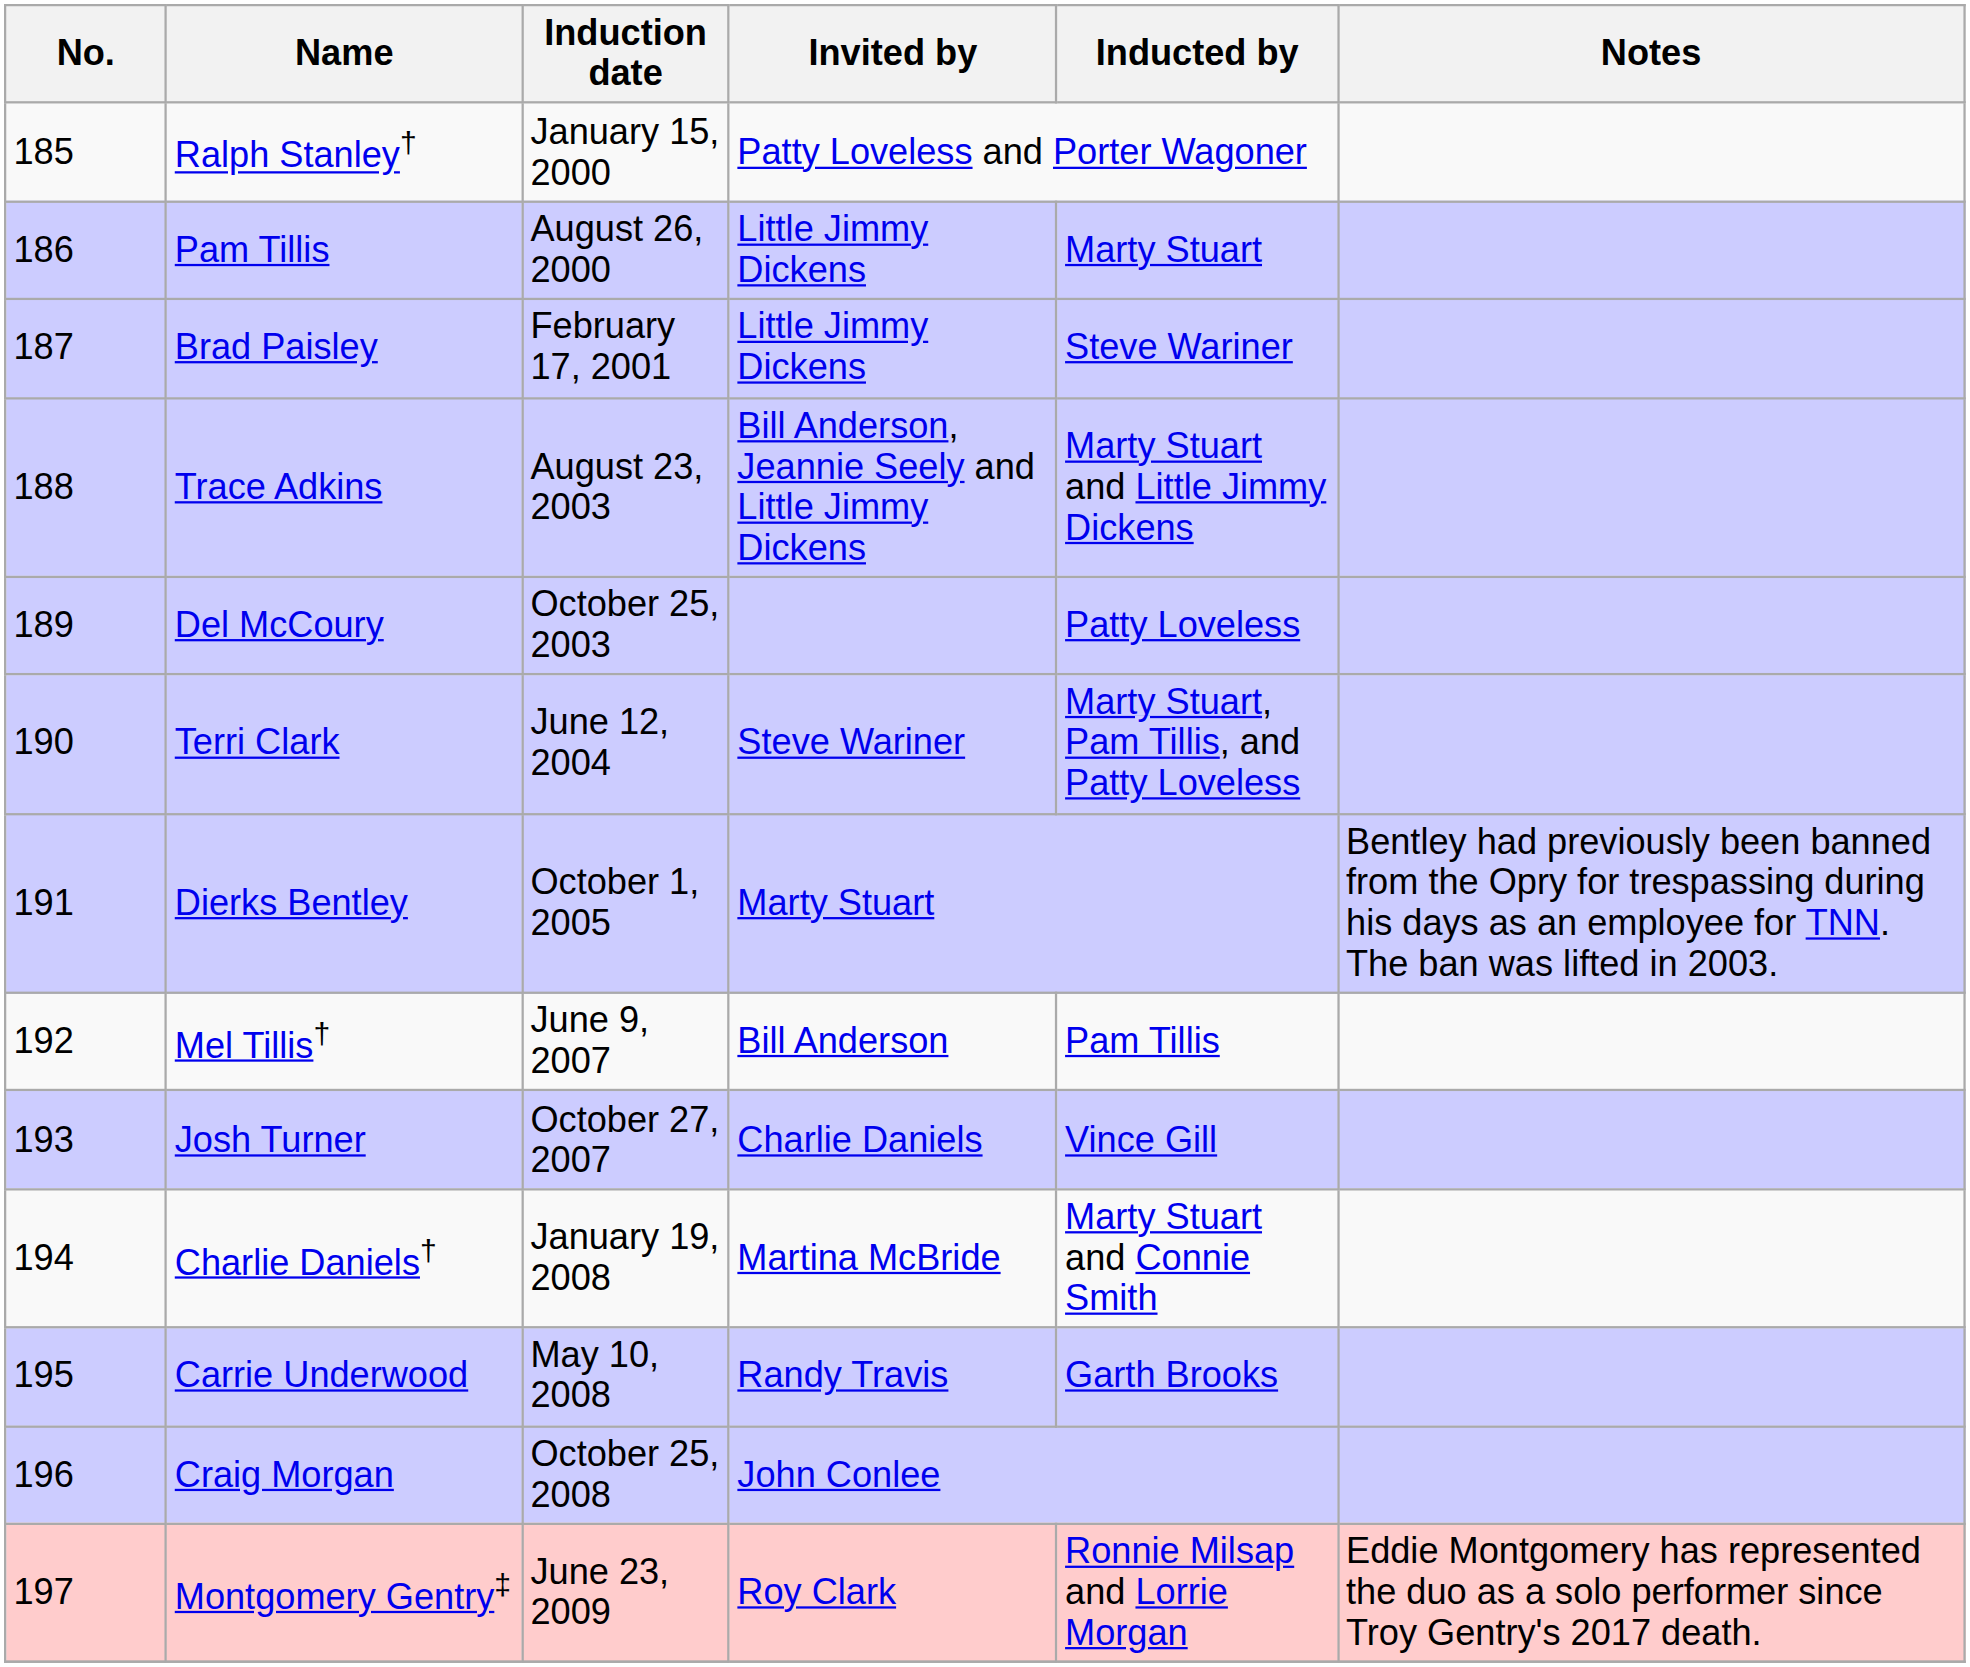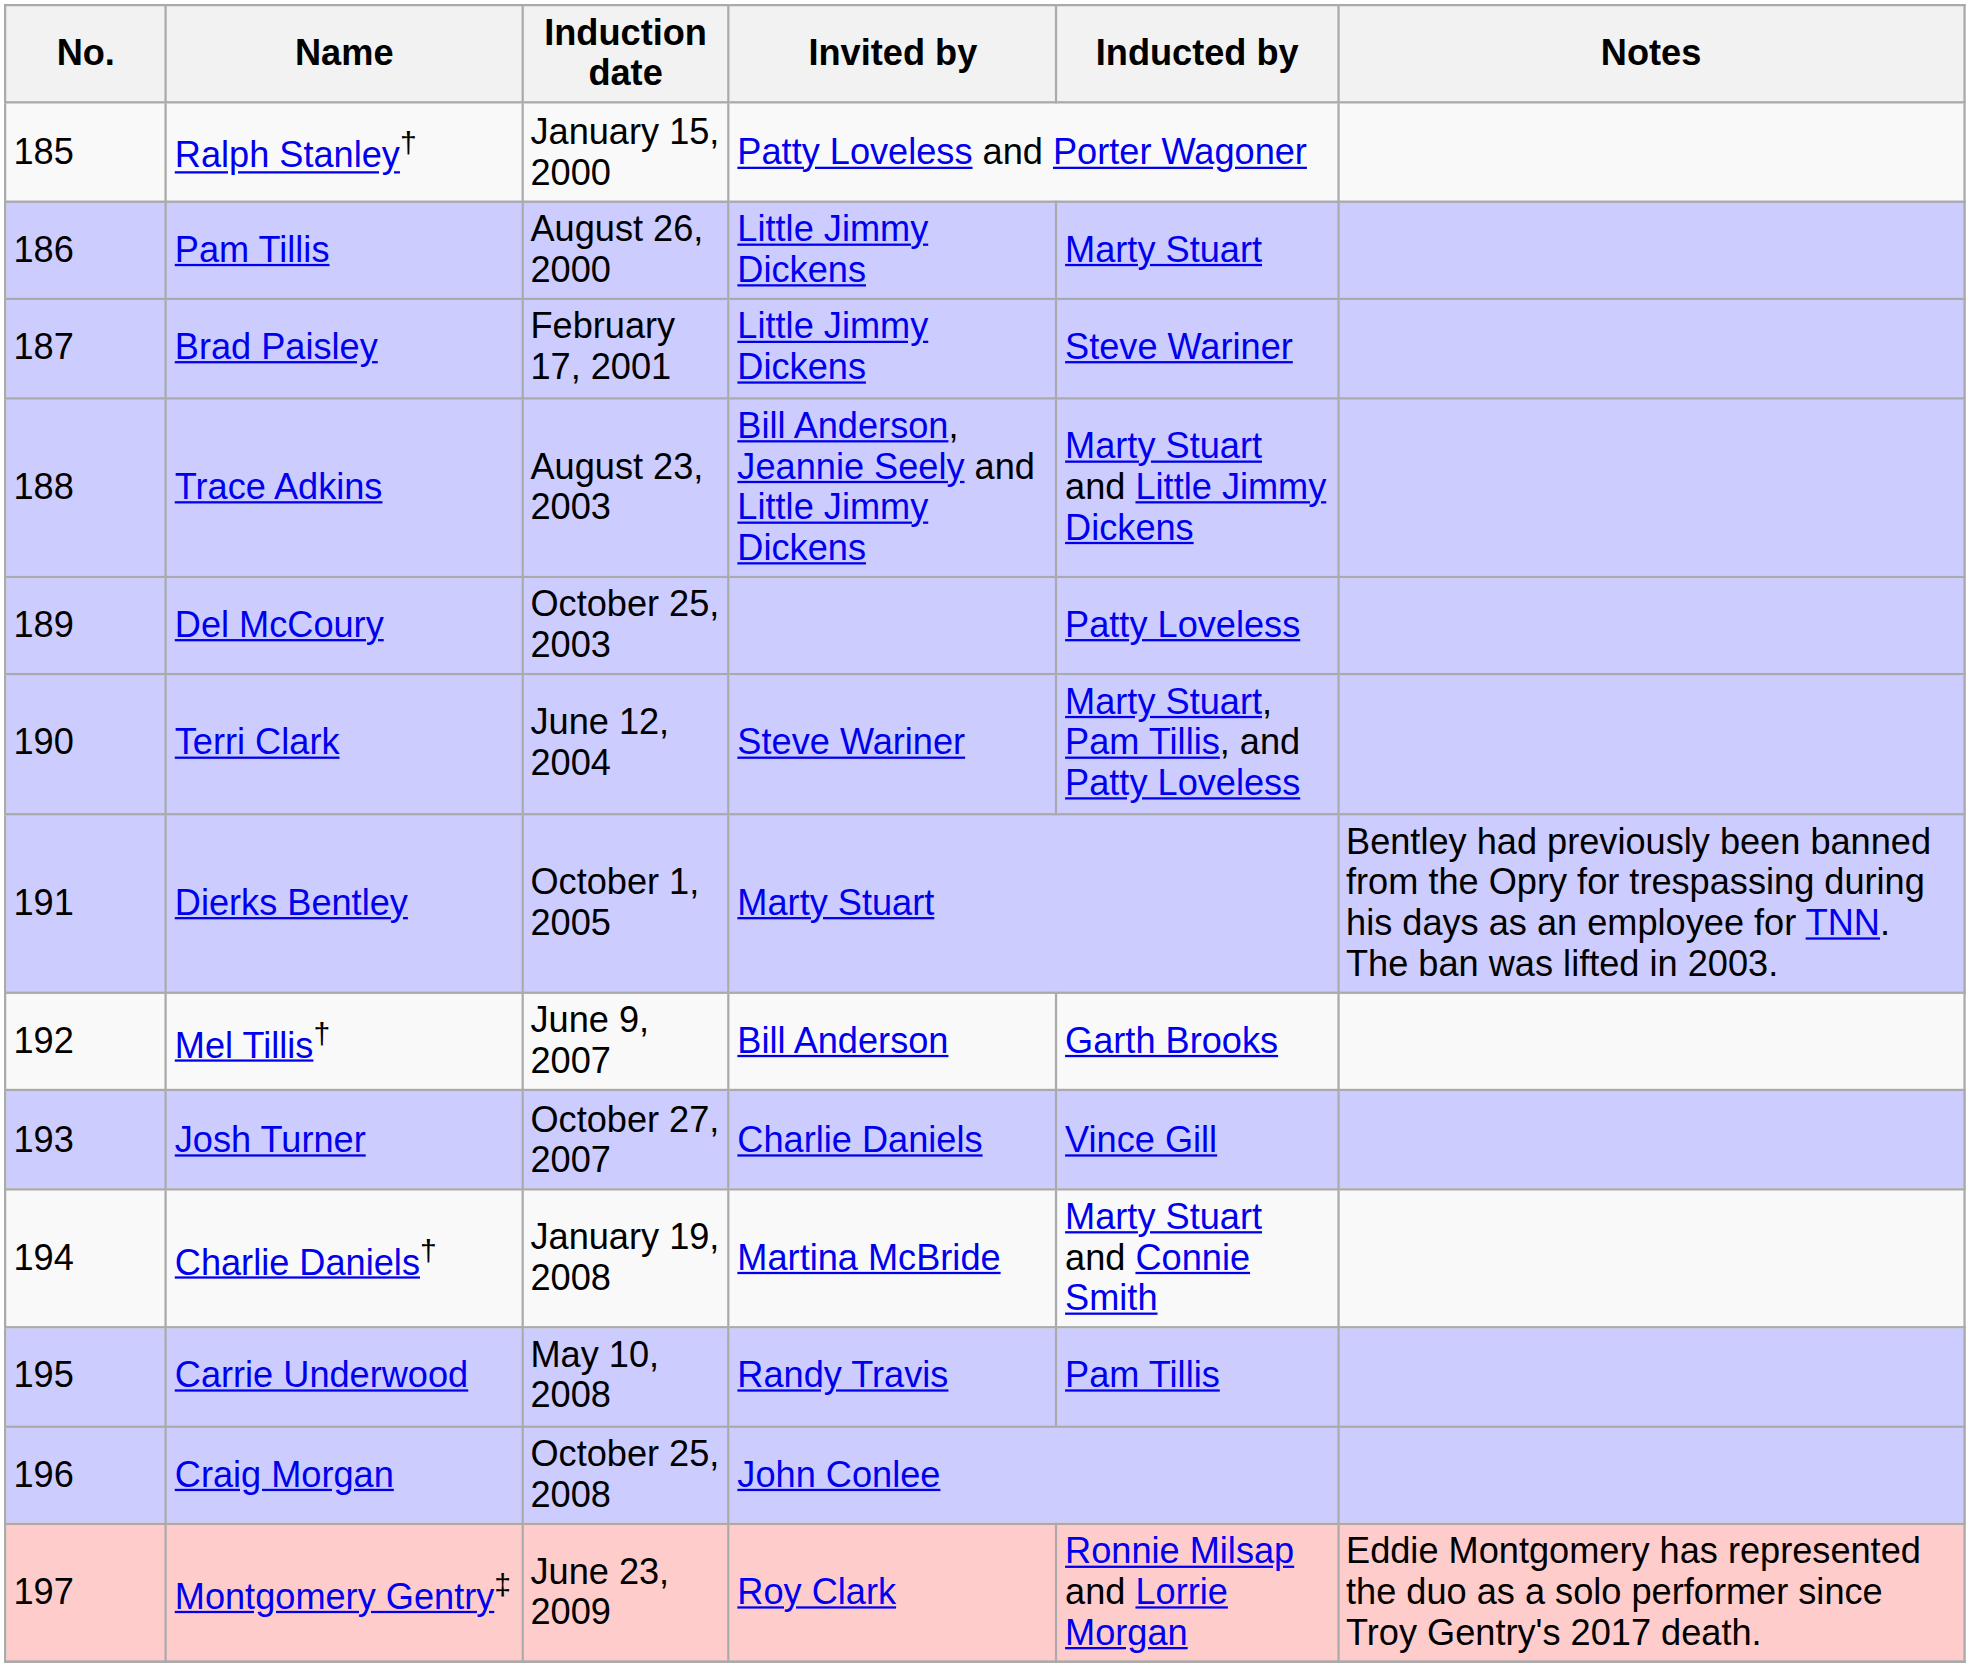(1142, 1041) Pam Tillis -> (1172, 1041) Garth Brooks
(1172, 1375) Garth Brooks -> (1142, 1375) Pam Tillis
